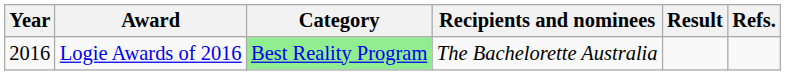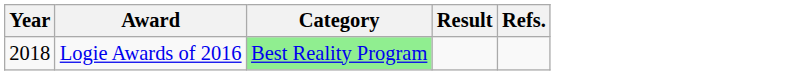- column: (547, 20)
(30, 53) 2016 -> (30, 53) 2018
